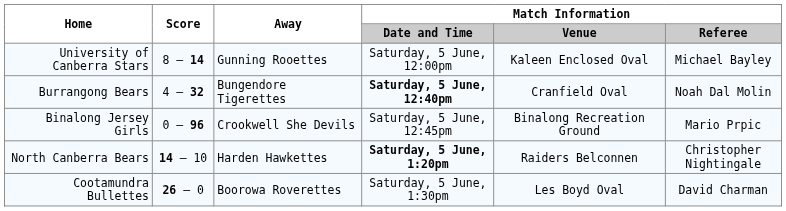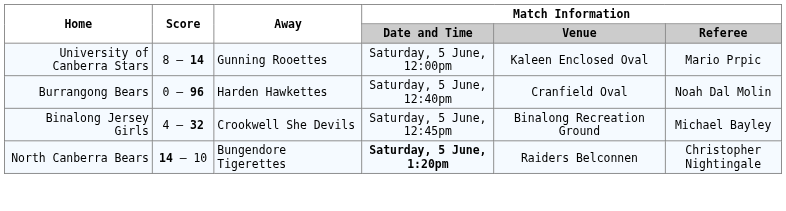(723, 59) Michael Bayley -> (723, 59) Mario Prpic
(183, 92) 4 – 32 -> (183, 92) 0 – 96
(252, 92) Bungendore Tigerettes -> (272, 92) Harden Hawkettes
(428, 92) bold -> (428, 92) normal
(183, 125) 0 – 96 -> (183, 125) 4 – 32
(723, 125) Mario Prpic -> (723, 125) Michael Bayley
(272, 157) Harden Hawkettes -> (252, 157) Bungendore Tigerettes
- row: (111, 190)
